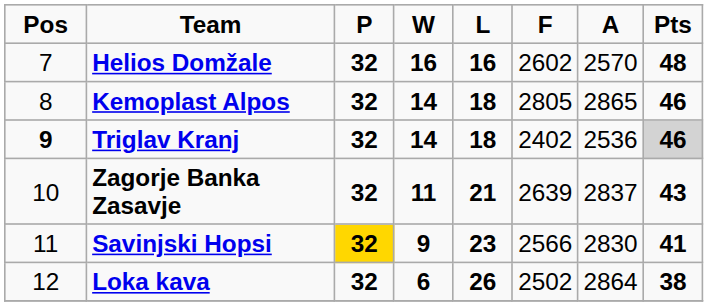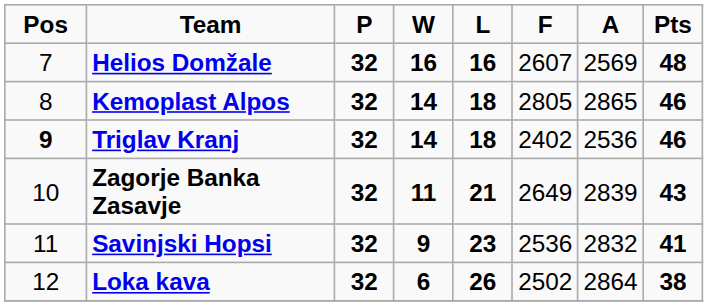(545, 63) 2602 -> (545, 63) 2607
(611, 63) 2570 -> (611, 63) 2569
(673, 140) lightgrey background -> (673, 140) no background
(545, 192) 2639 -> (545, 192) 2649
(611, 192) 2837 -> (611, 192) 2839
(364, 244) gold background -> (364, 244) no background
(545, 244) 2566 -> (545, 244) 2536
(611, 244) 2830 -> (611, 244) 2832
